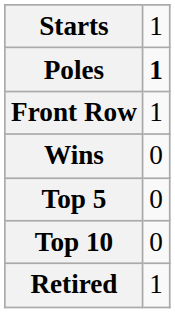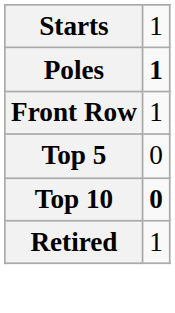- row: (74, 155)
(156, 241) normal -> (156, 198) bold
